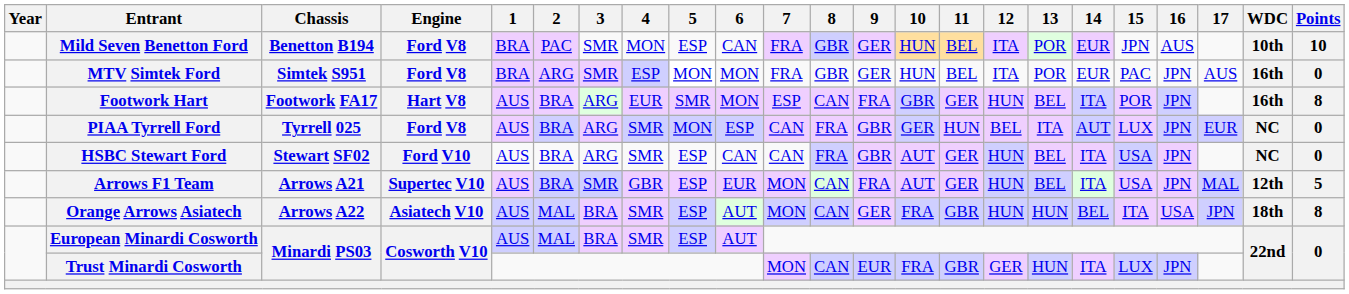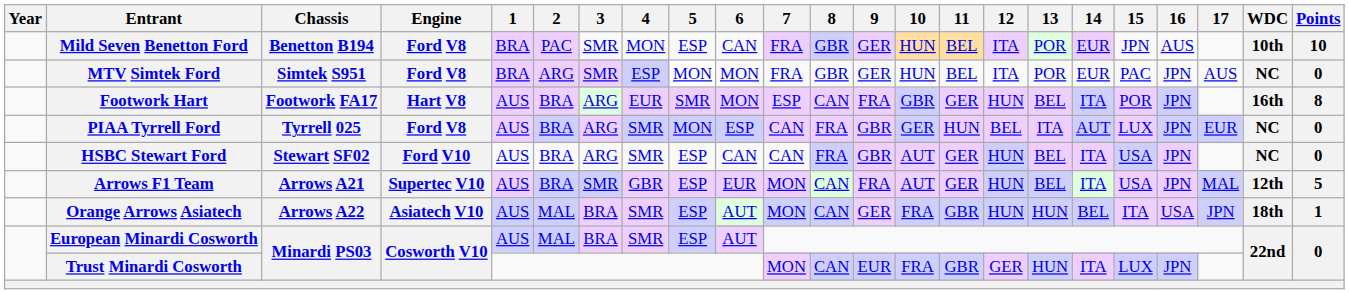(1268, 73) 16th -> (1268, 73) NC
(1318, 211) 8 -> (1318, 211) 1
